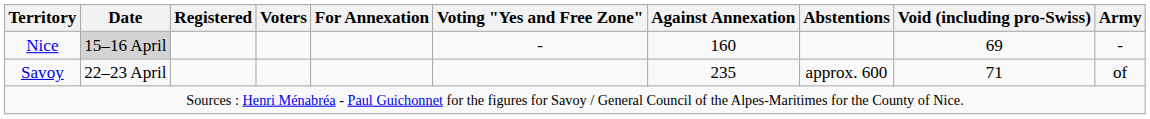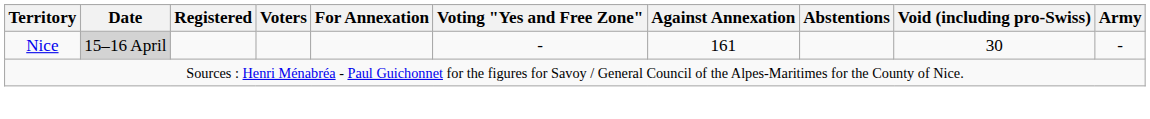(723, 45) 160 -> (723, 45) 161
(994, 45) 69 -> (994, 45) 30
- row: (42, 72)
